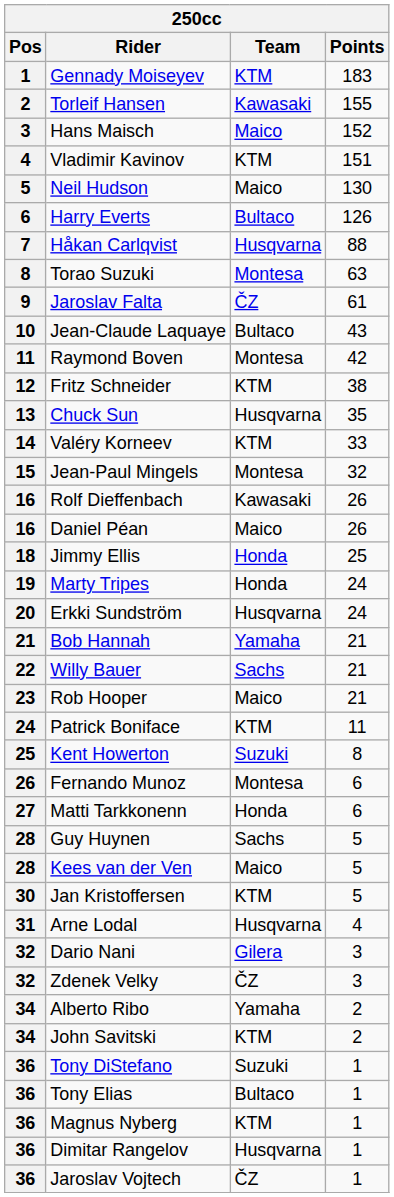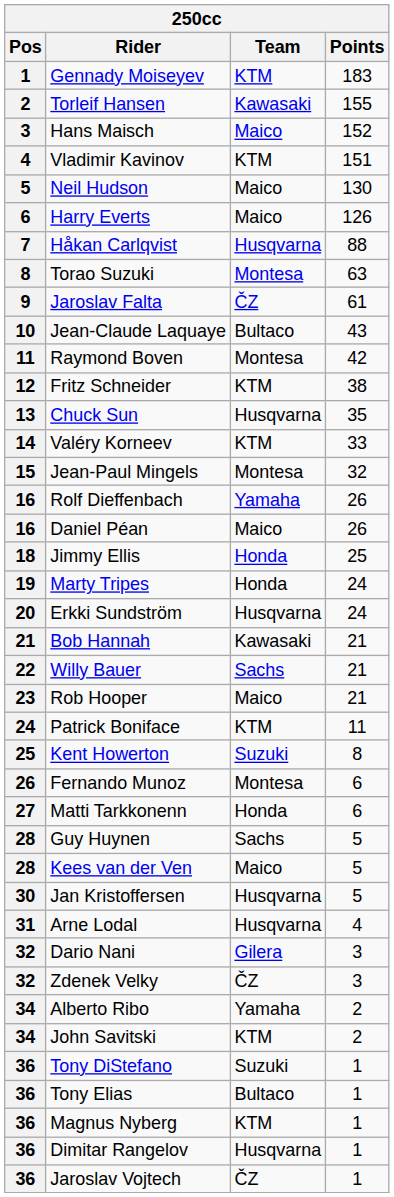(264, 216) Bultaco -> (258, 216) Maico
(273, 499) Kawasaki -> (267, 499) Yamaha
(267, 641) Yamaha -> (273, 641) Kawasaki
(253, 896) KTM -> (278, 896) Husqvarna
